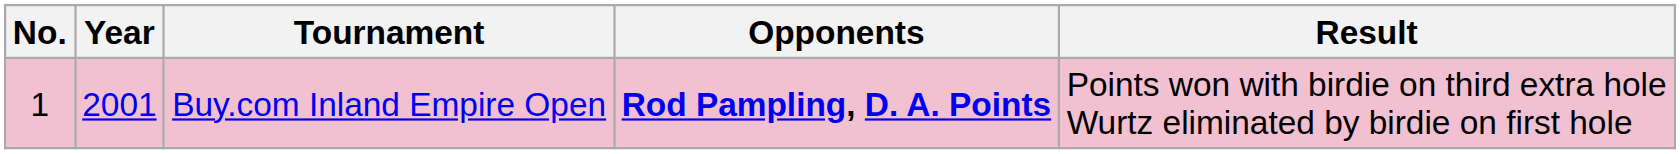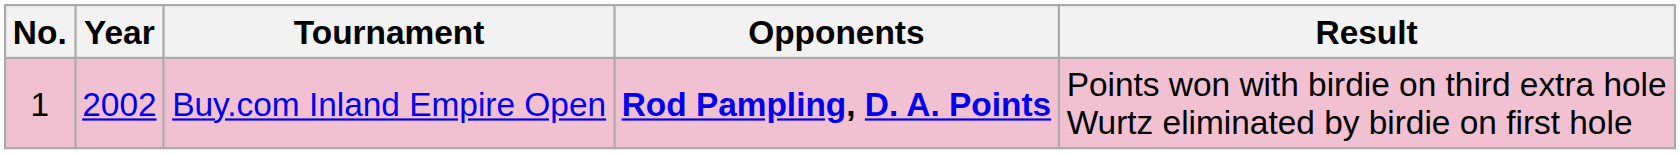(119, 103) 2001 -> (119, 103) 2002
